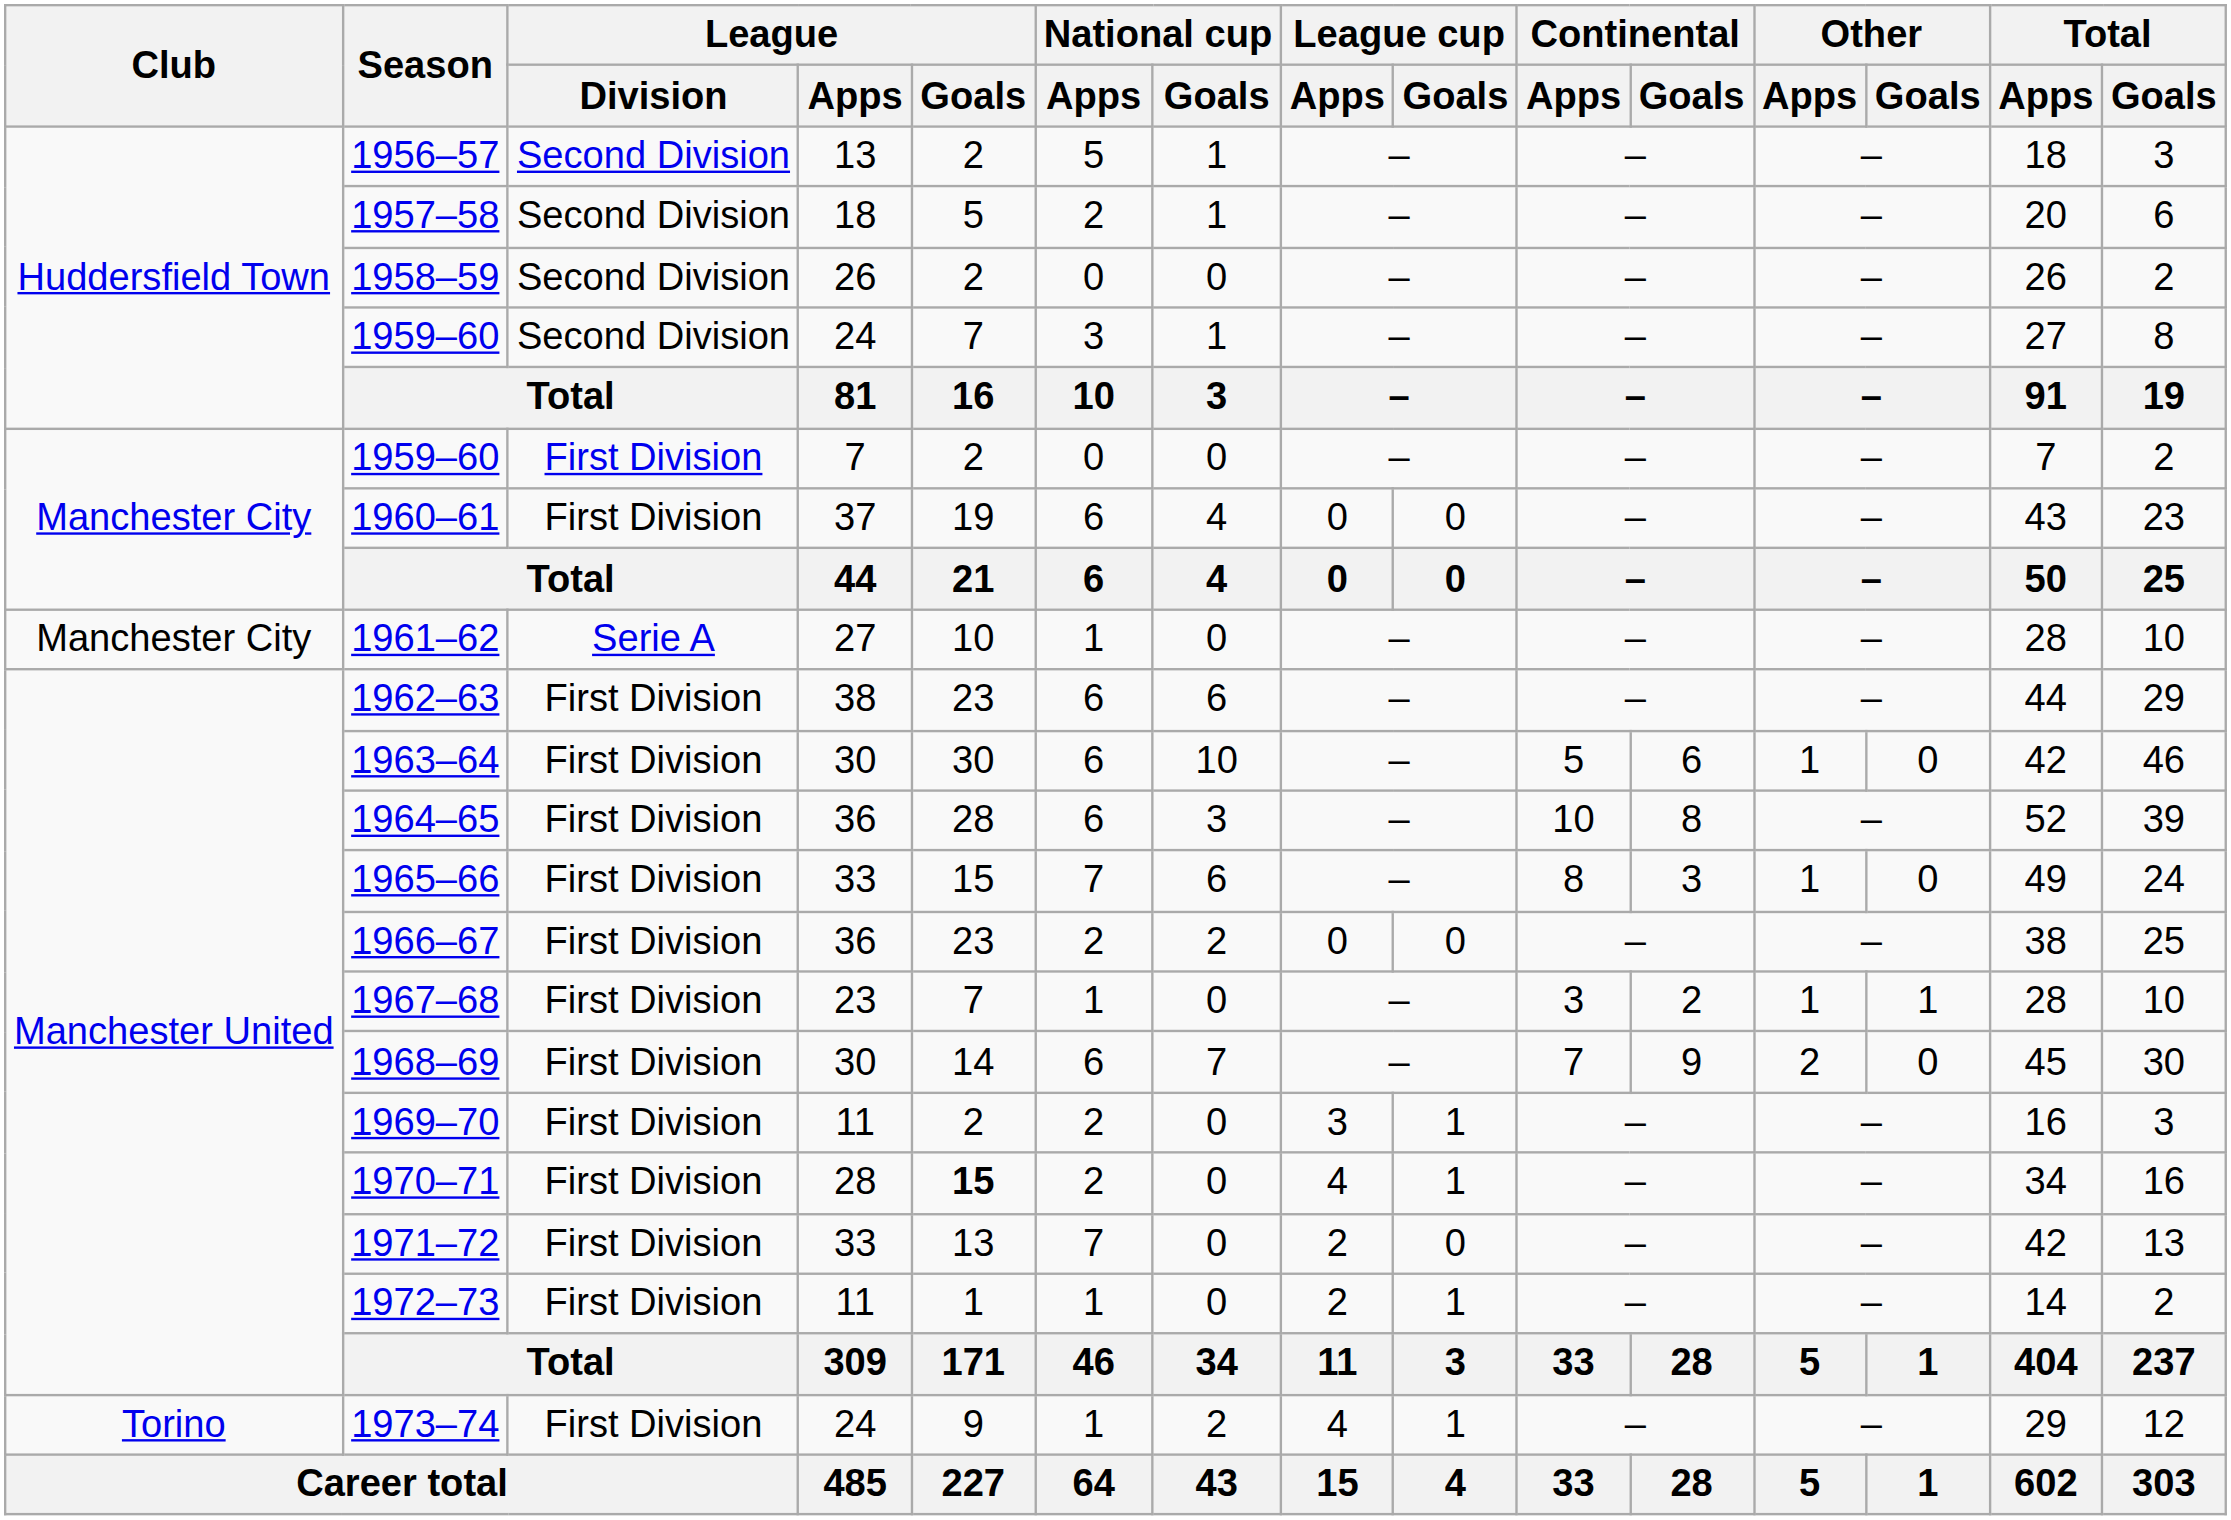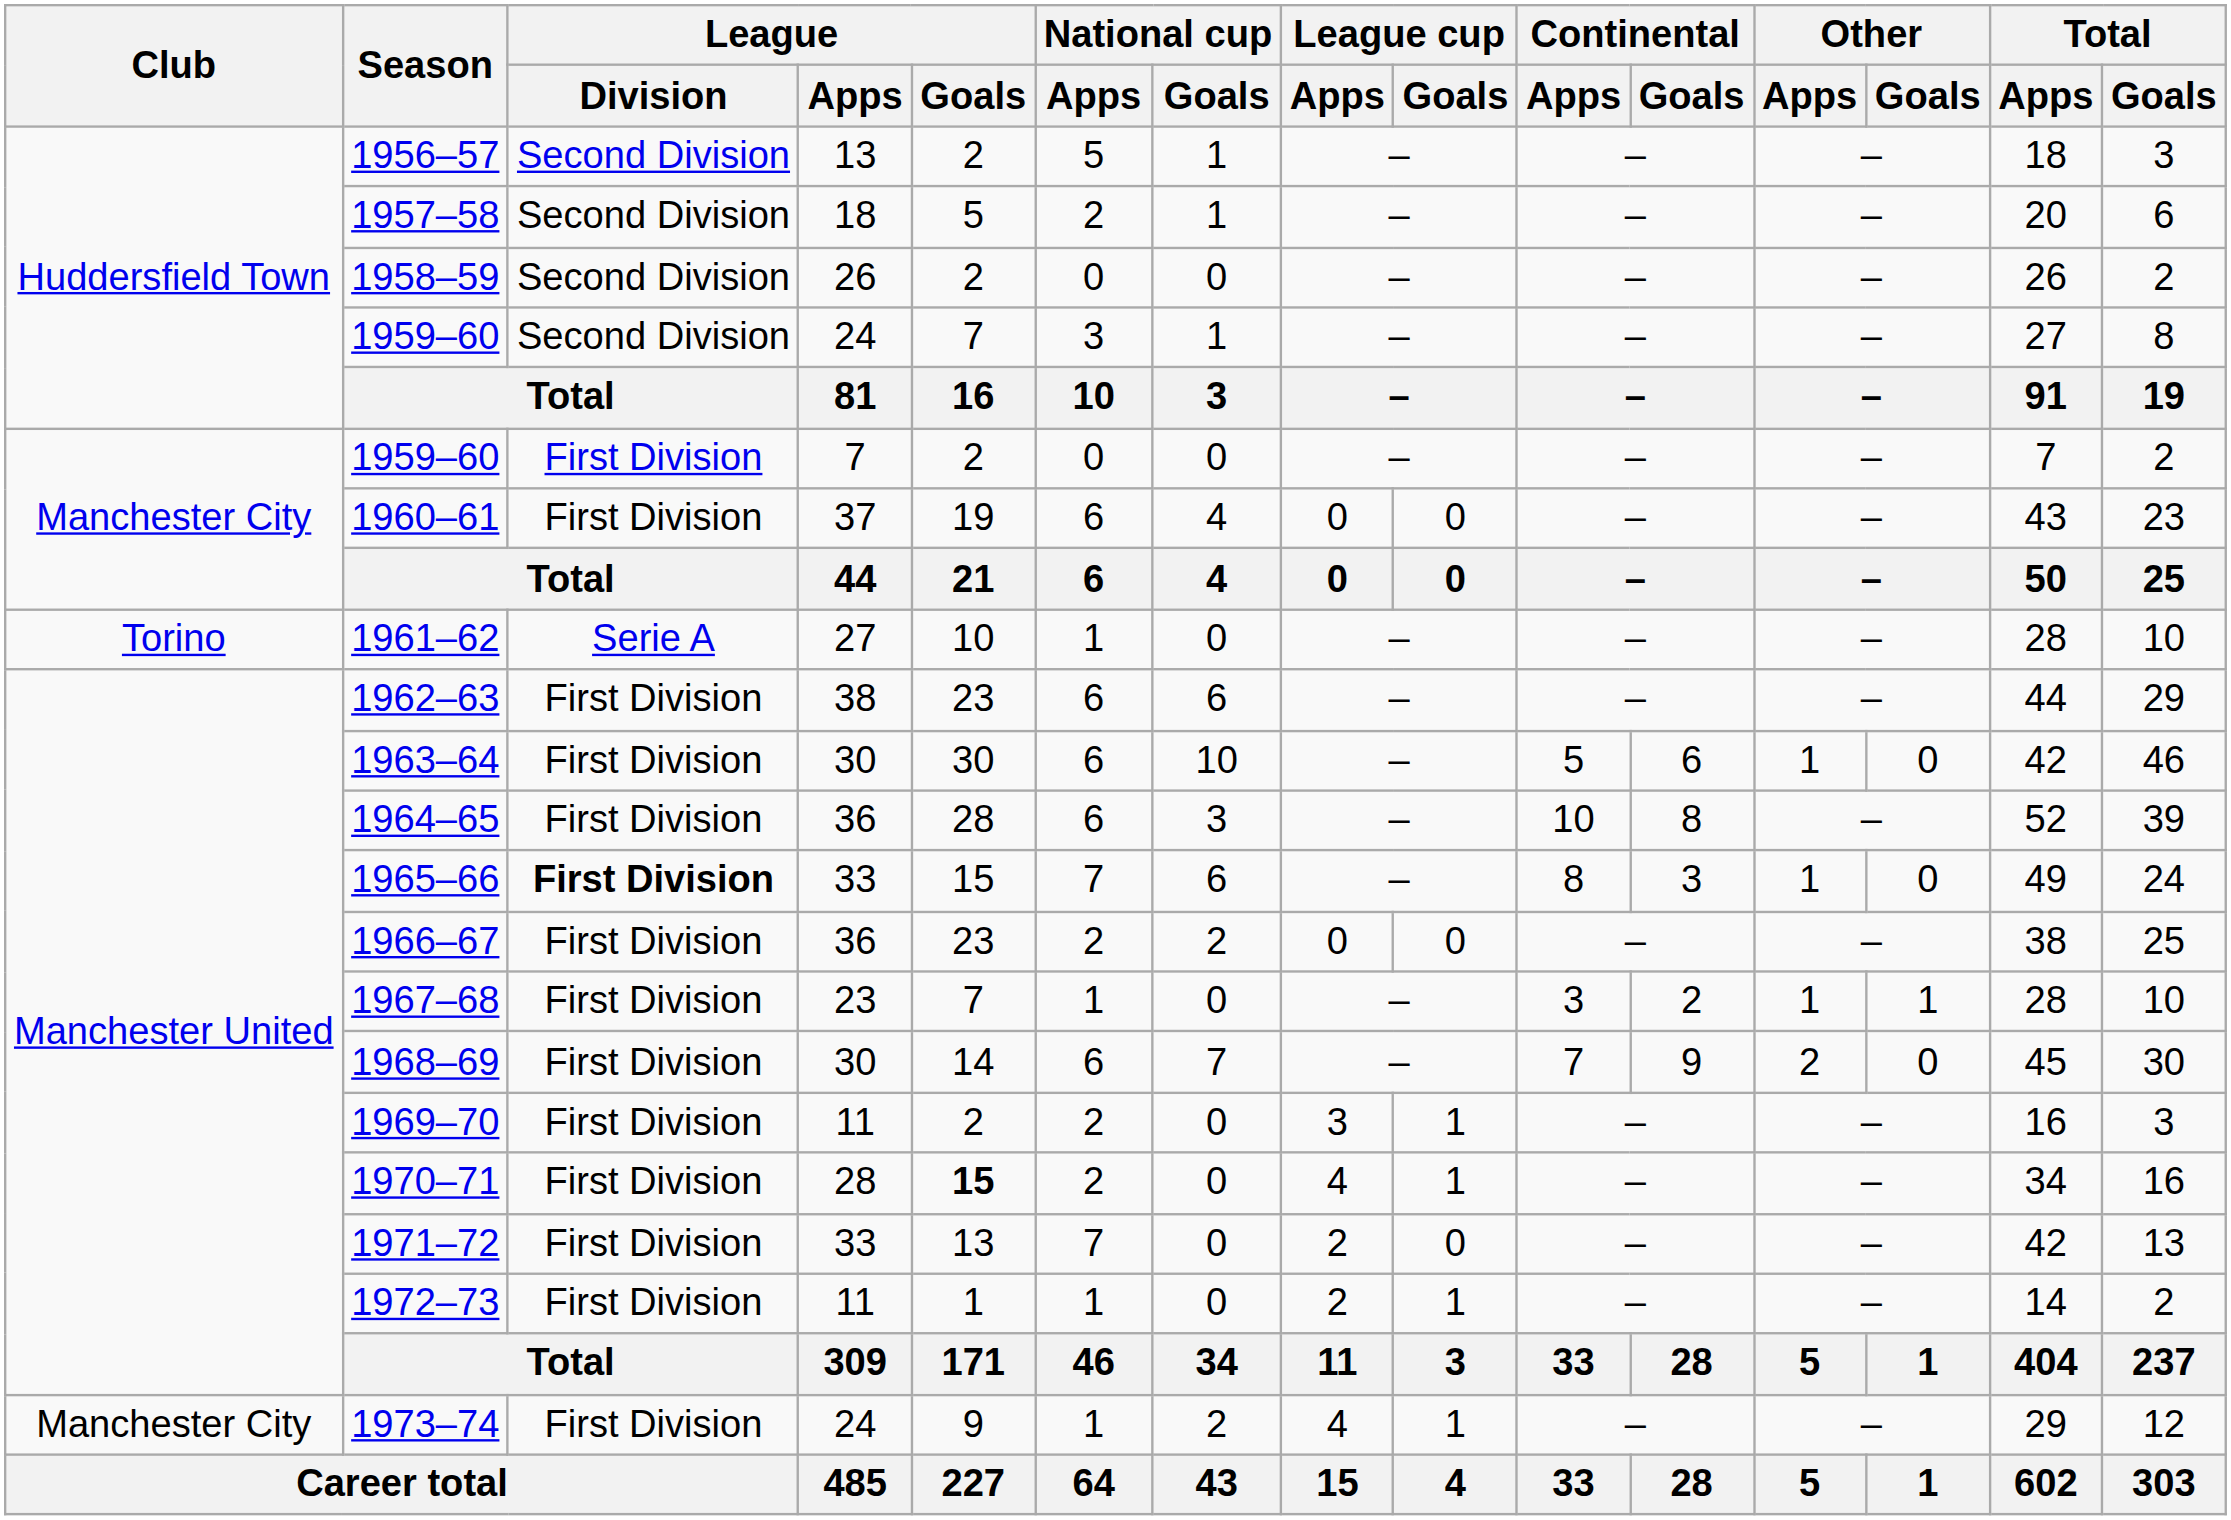(174, 638) Manchester City -> (174, 638) Torino
(653, 880) normal -> (653, 880) bold
(174, 1423) Torino -> (174, 1423) Manchester City
